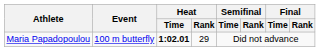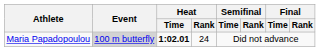(124, 40) no background -> (124, 40) lightgrey background
(204, 40) 29 -> (204, 40) 24
